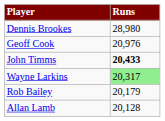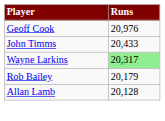- row: (39, 28)
(126, 60) bold -> (125, 44) normal
